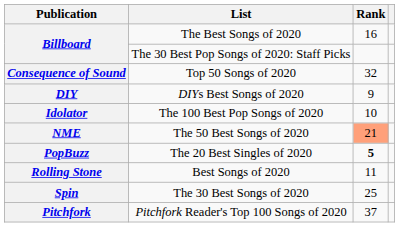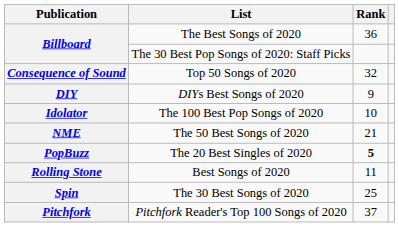(371, 34) 16 -> (371, 34) 36
(371, 133) lightsalmon background -> (371, 133) no background
